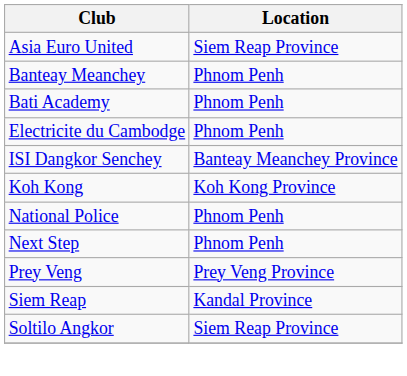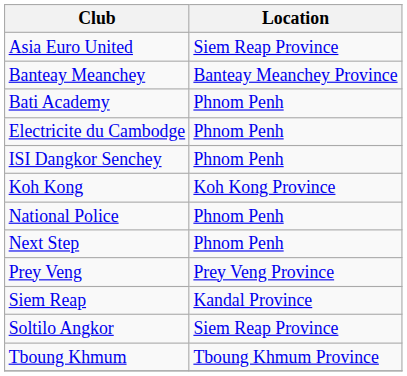(239, 74) Phnom Penh -> (295, 74) Banteay Meanchey Province
(295, 159) Banteay Meanchey Province -> (239, 159) Phnom Penh
+ row: (68, 356)
